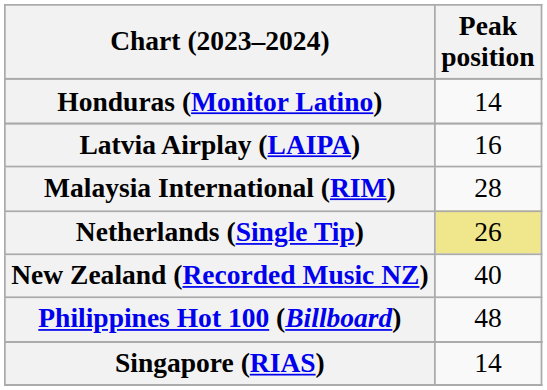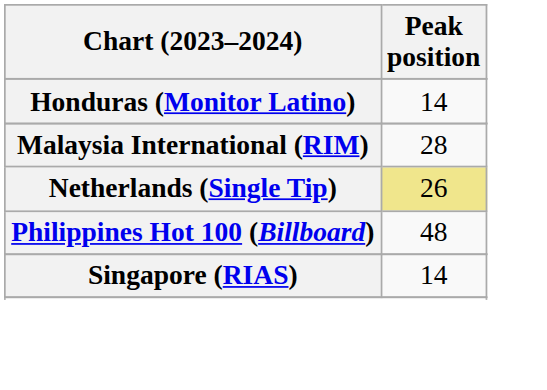- row: (220, 144)
- row: (220, 275)
